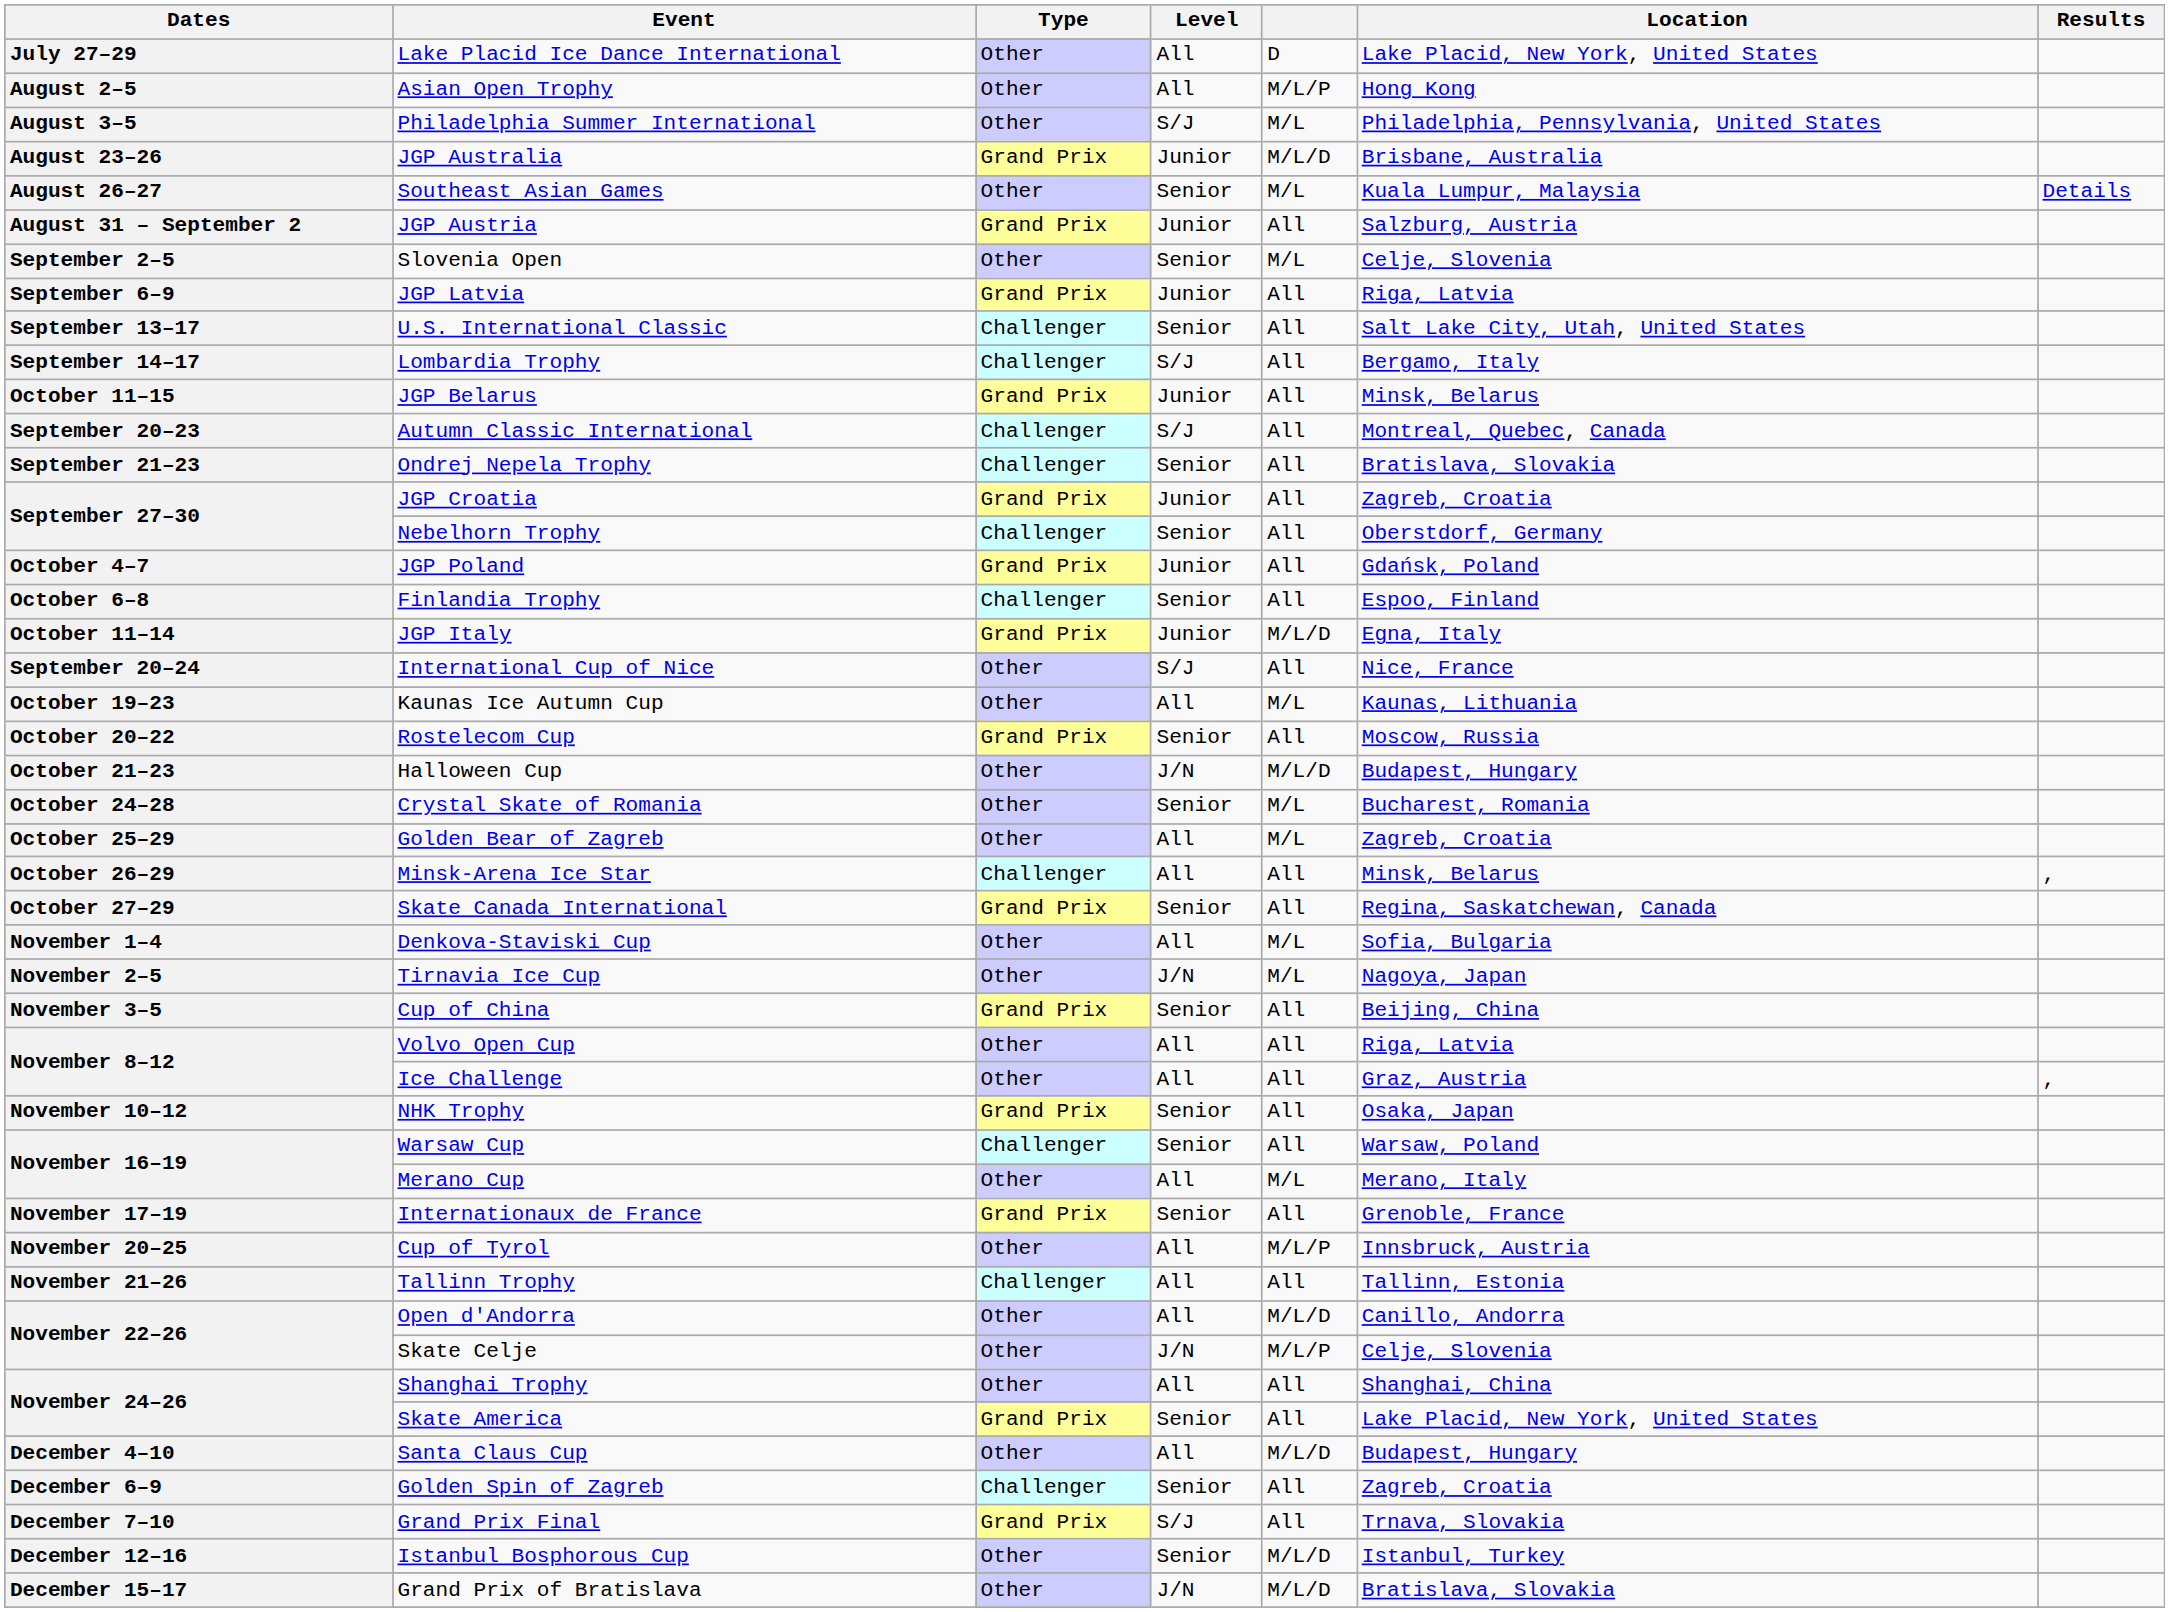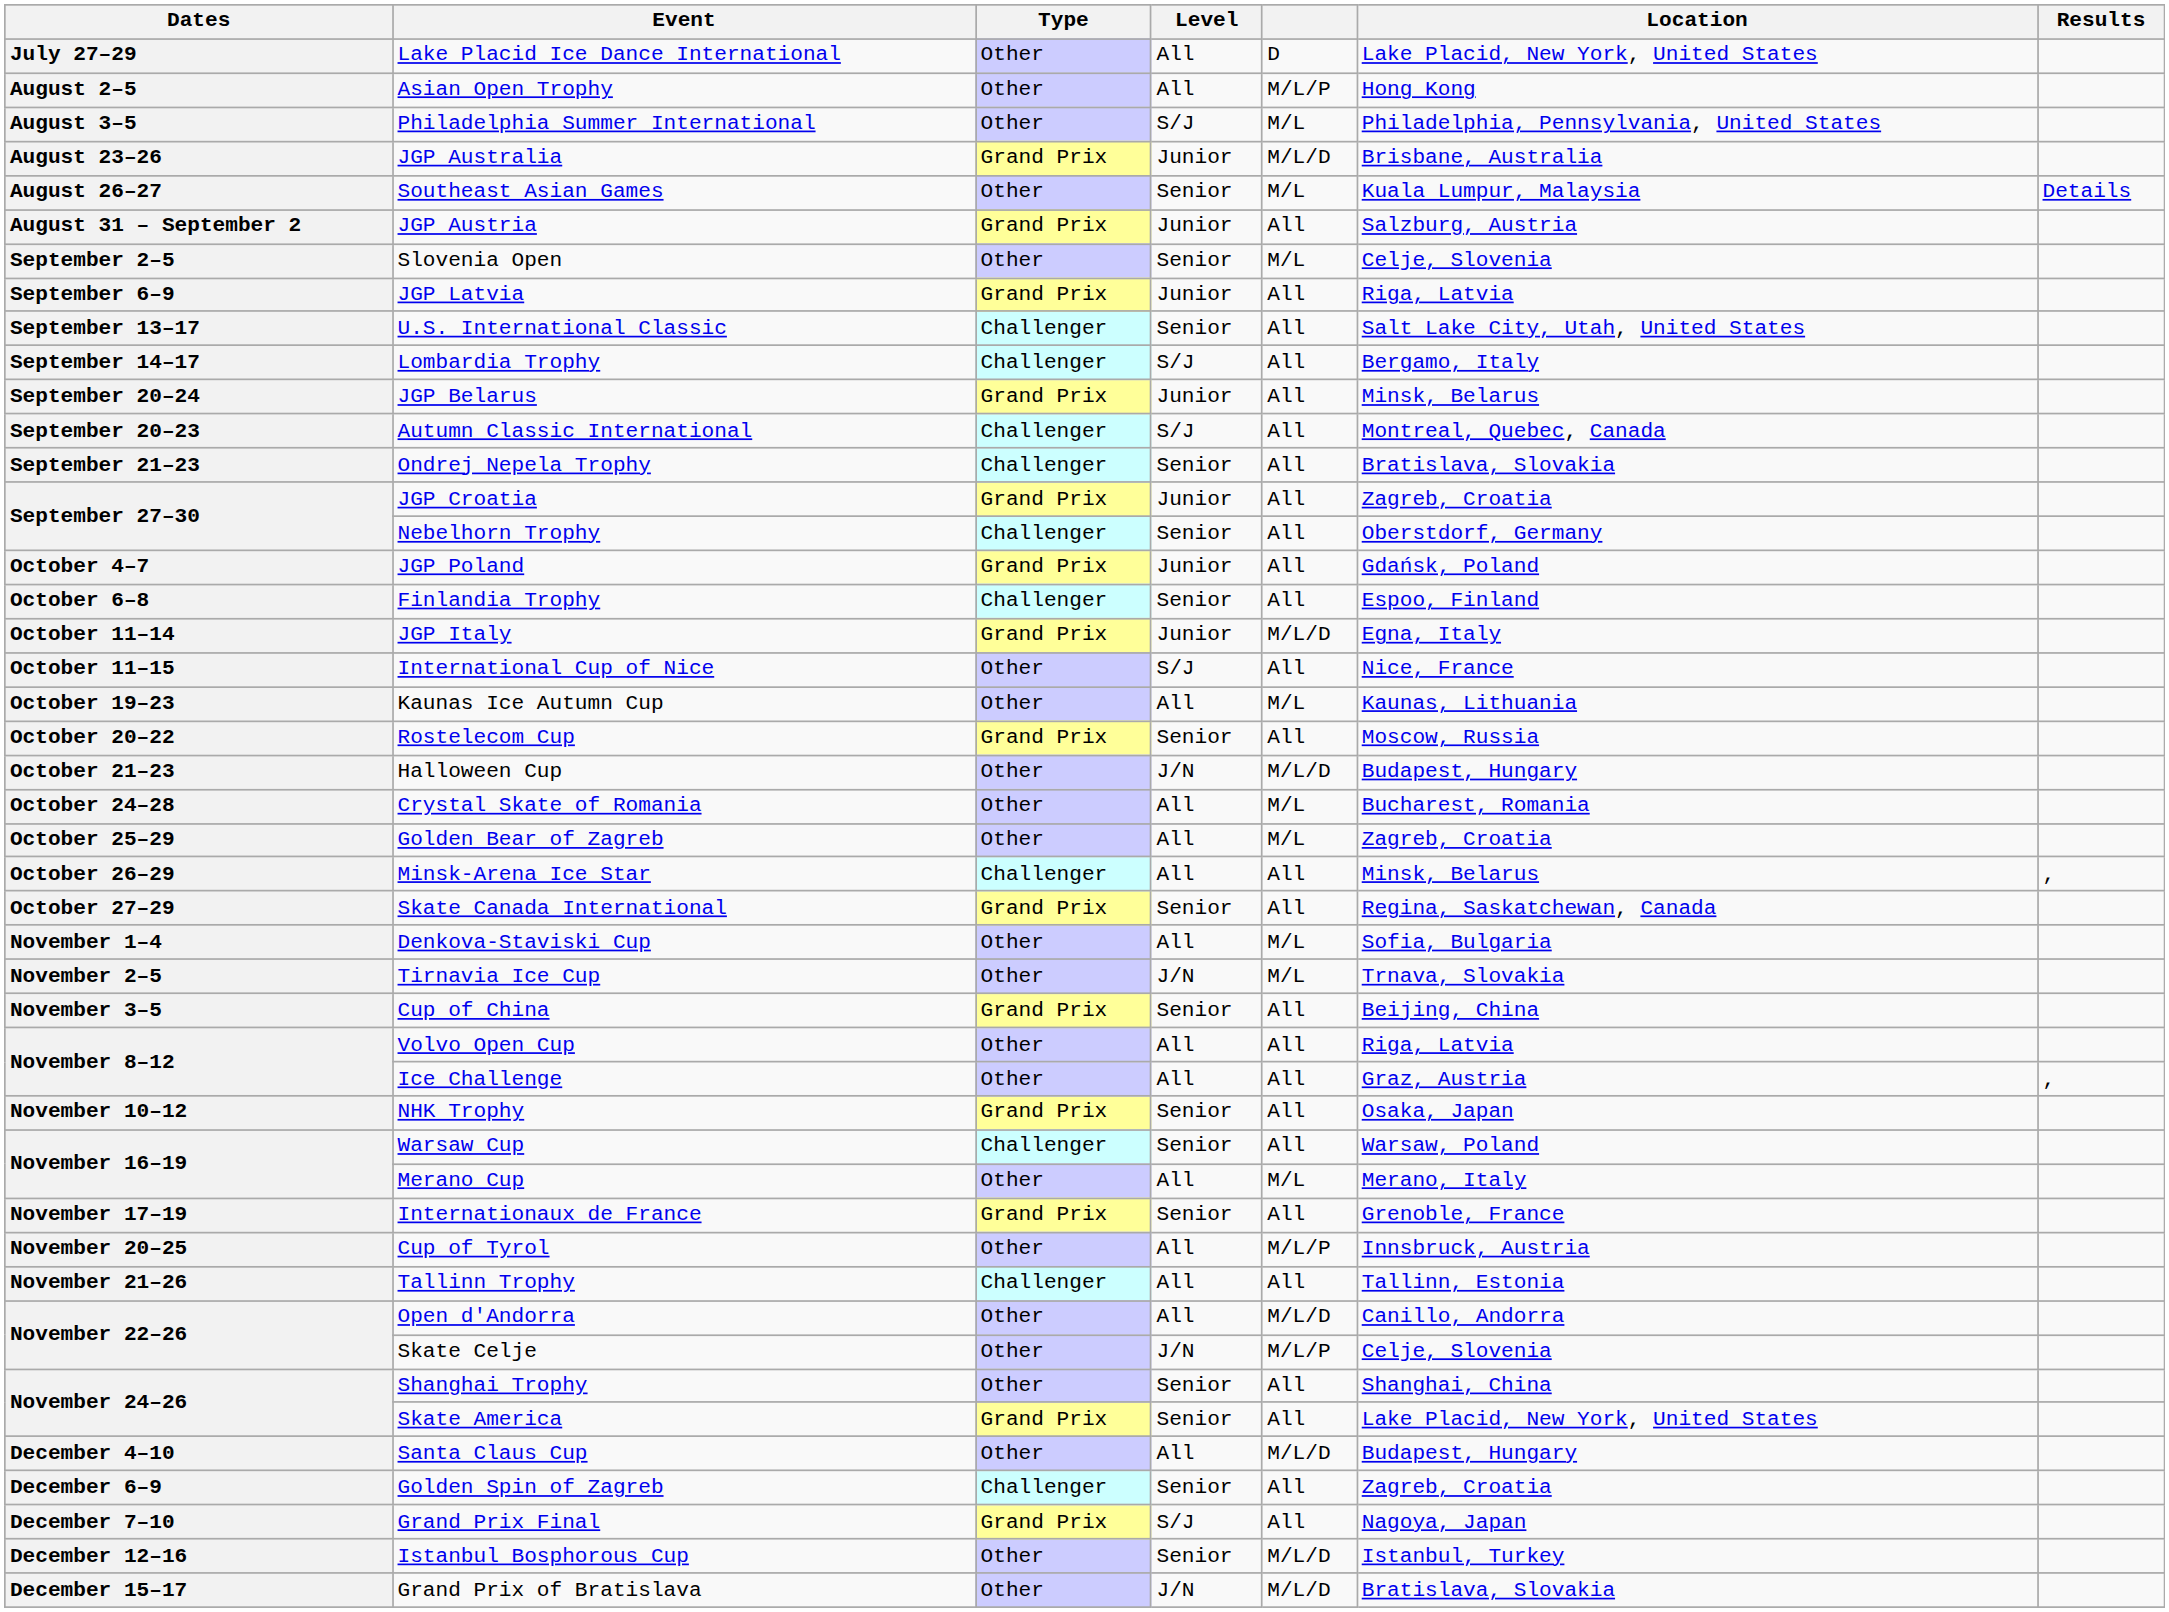(92, 397) October 11–15 -> (105, 397) September 20–24
(105, 670) September 20–24 -> (92, 670) October 11–15
(1194, 806) Senior -> (1175, 806) All
(1444, 977) Nagoya, Japan -> (1463, 977) Trnava, Slovakia
(1175, 1386) All -> (1194, 1386) Senior
(1463, 1522) Trnava, Slovakia -> (1444, 1522) Nagoya, Japan
